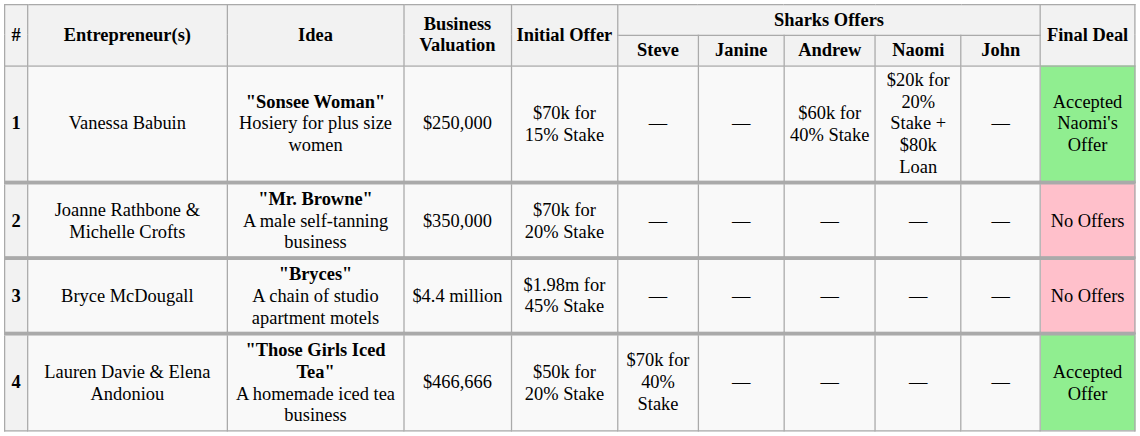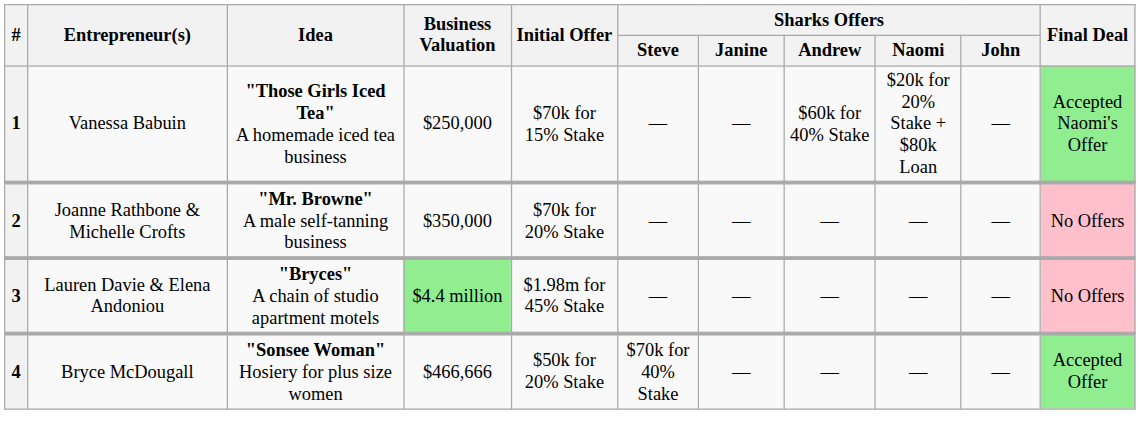(316, 124) "Sonsee Woman" Hosiery for plus size women -> (316, 124) "Those Girls Iced Tea" A homemade iced tea business
(127, 296) Bryce McDougall -> (127, 296) Lauren Davie & Elena Andoniou
(457, 296) no background -> (457, 296) lightgreen background
(127, 382) Lauren Davie & Elena Andoniou -> (127, 371) Bryce McDougall
(316, 382) "Those Girls Iced Tea" A homemade iced tea business -> (316, 371) "Sonsee Woman" Hosiery for plus size women
